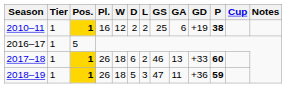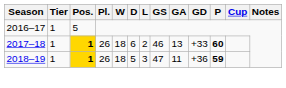- row: (26, 28)
